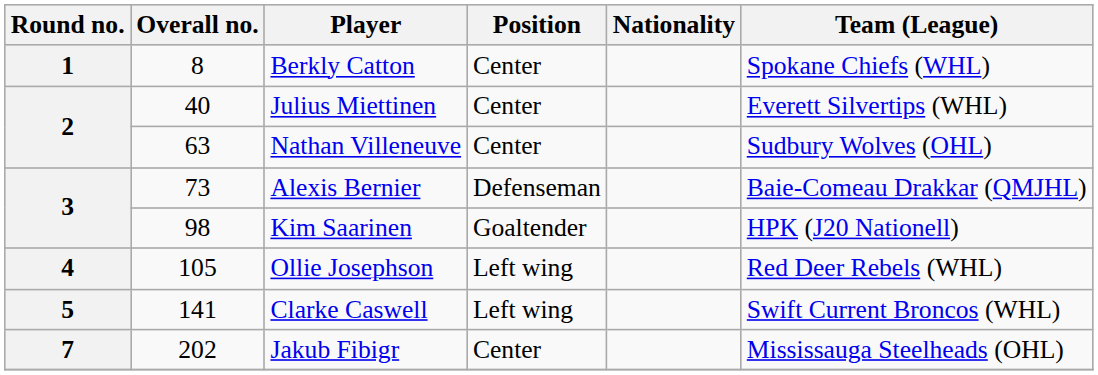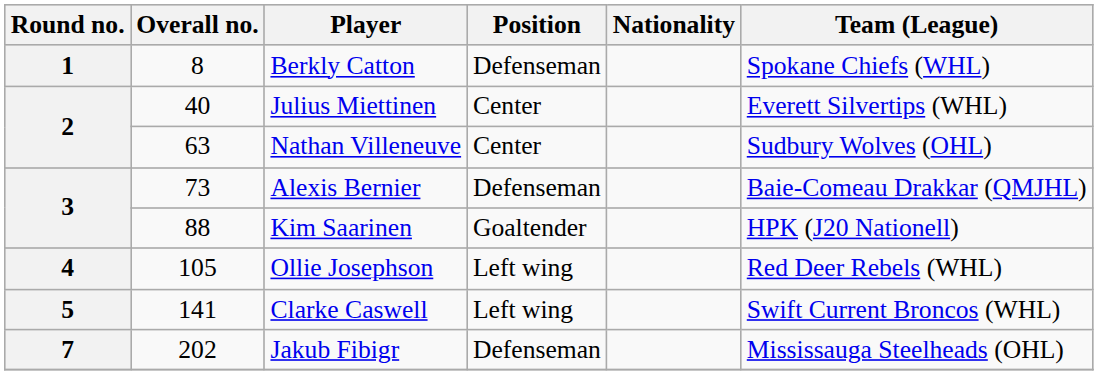(507, 65) Center -> (537, 65) Defenseman
(198, 227) 98 -> (198, 227) 88
(507, 349) Center -> (537, 349) Defenseman
